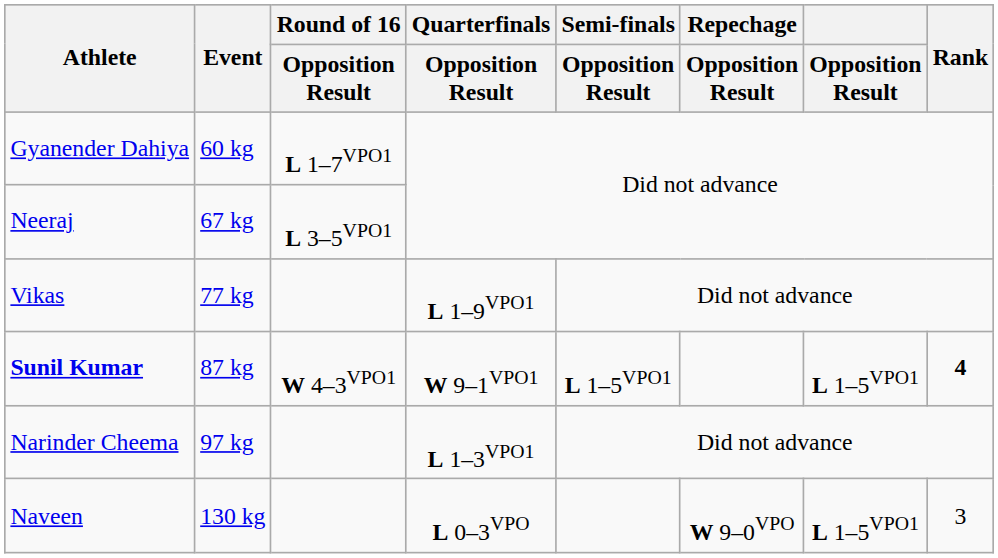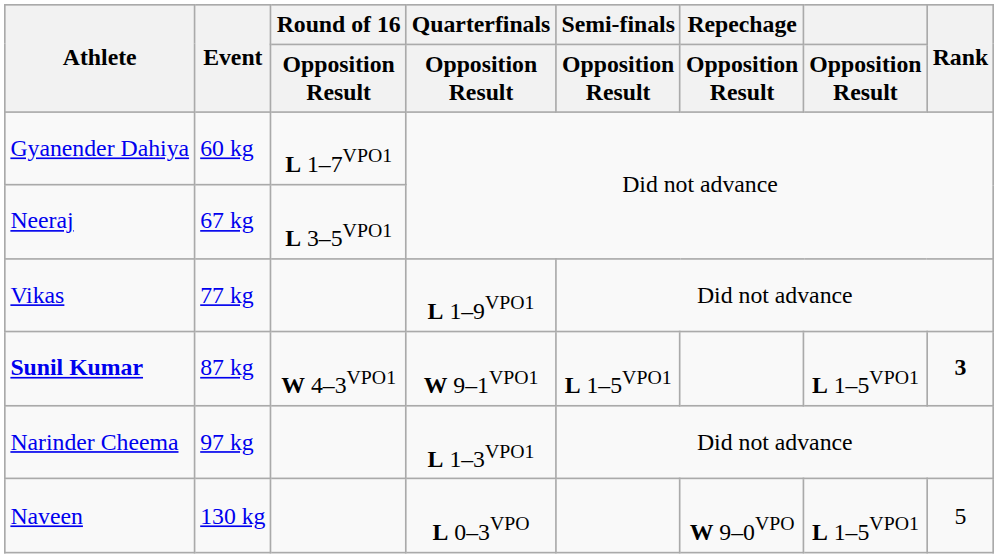(960, 368) 4 -> (960, 368) 3
(960, 515) 3 -> (960, 515) 5
